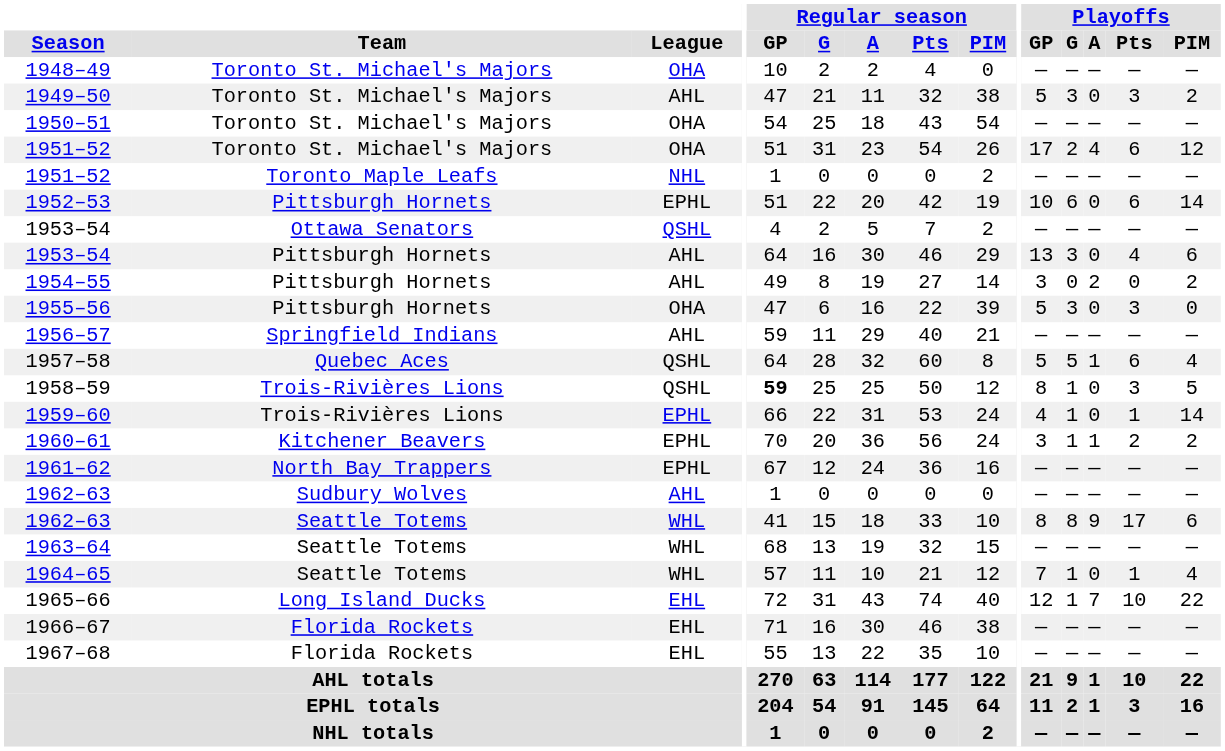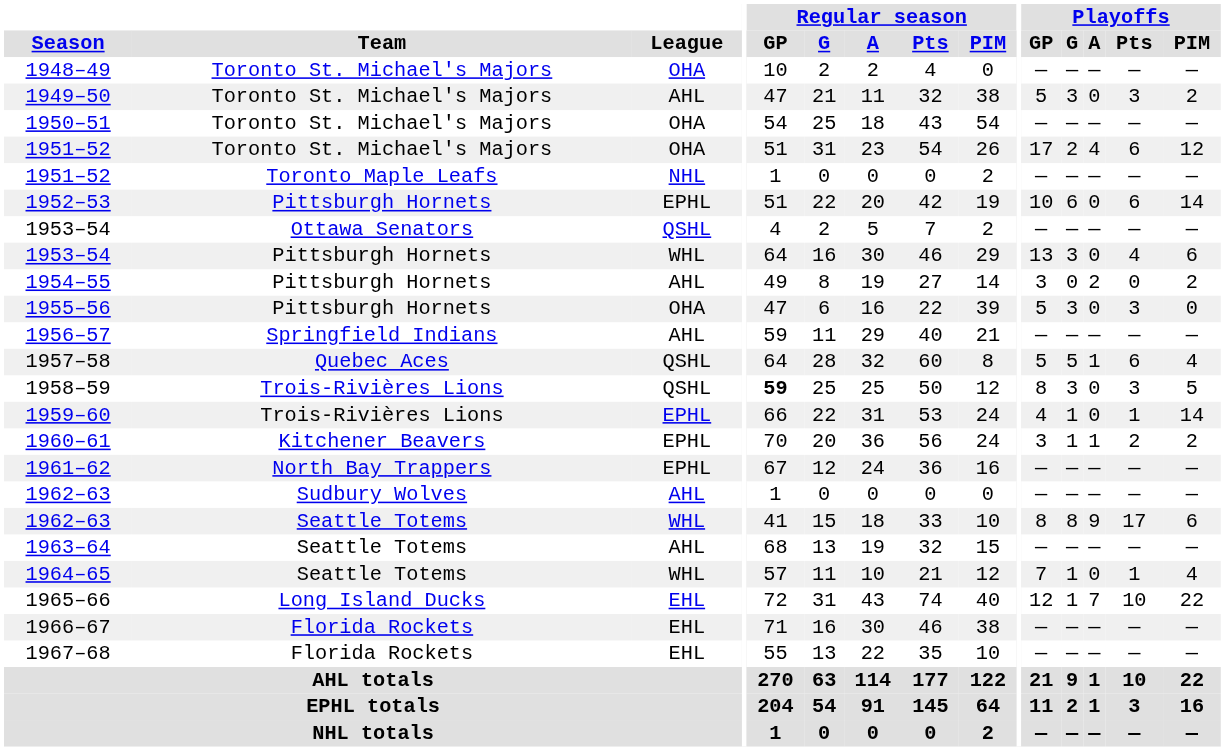(687, 256) AHL -> (687, 256) WHL
(1072, 389) 1 -> (1072, 389) 3
(687, 548) WHL -> (687, 548) AHL
